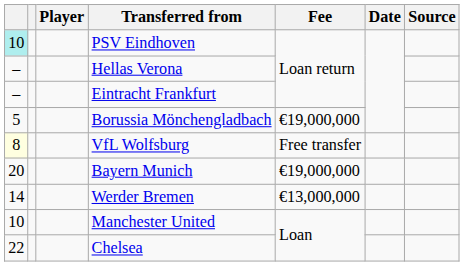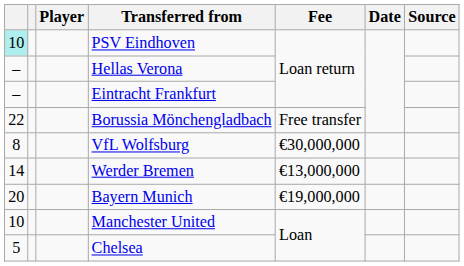(16, 119) 5 -> (16, 119) 22
(319, 119) €19,000,000 -> (320, 119) Free transfer
(16, 145) lightyellow background -> (16, 145) no background
(320, 145) Free transfer -> (319, 145) €30,000,000
rows swapped: (142, 171) <-> (143, 196)
(16, 247) 22 -> (16, 247) 5
